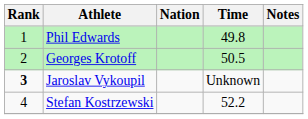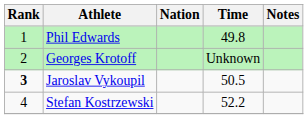(233, 59) 50.5 -> (233, 59) Unknown
(233, 80) Unknown -> (233, 80) 50.5
